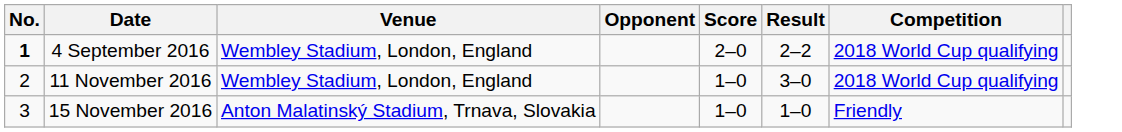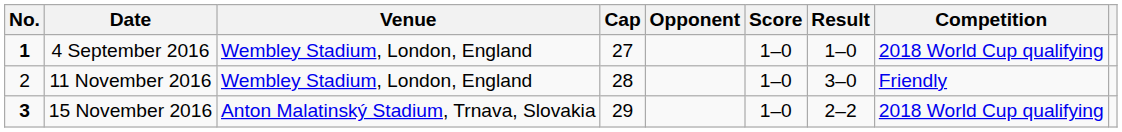+ column: (623, 19)
(731, 50) 2–0 -> (776, 50) 1–0
(795, 50) 2–2 -> (841, 50) 1–0
(946, 80) 2018 World Cup qualifying -> (913, 80) Friendly
(24, 111) normal -> (24, 111) bold
(795, 111) 1–0 -> (841, 111) 2–2
(868, 111) Friendly -> (991, 111) 2018 World Cup qualifying
